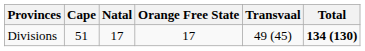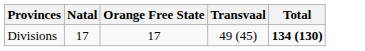- column: (82, 14)
